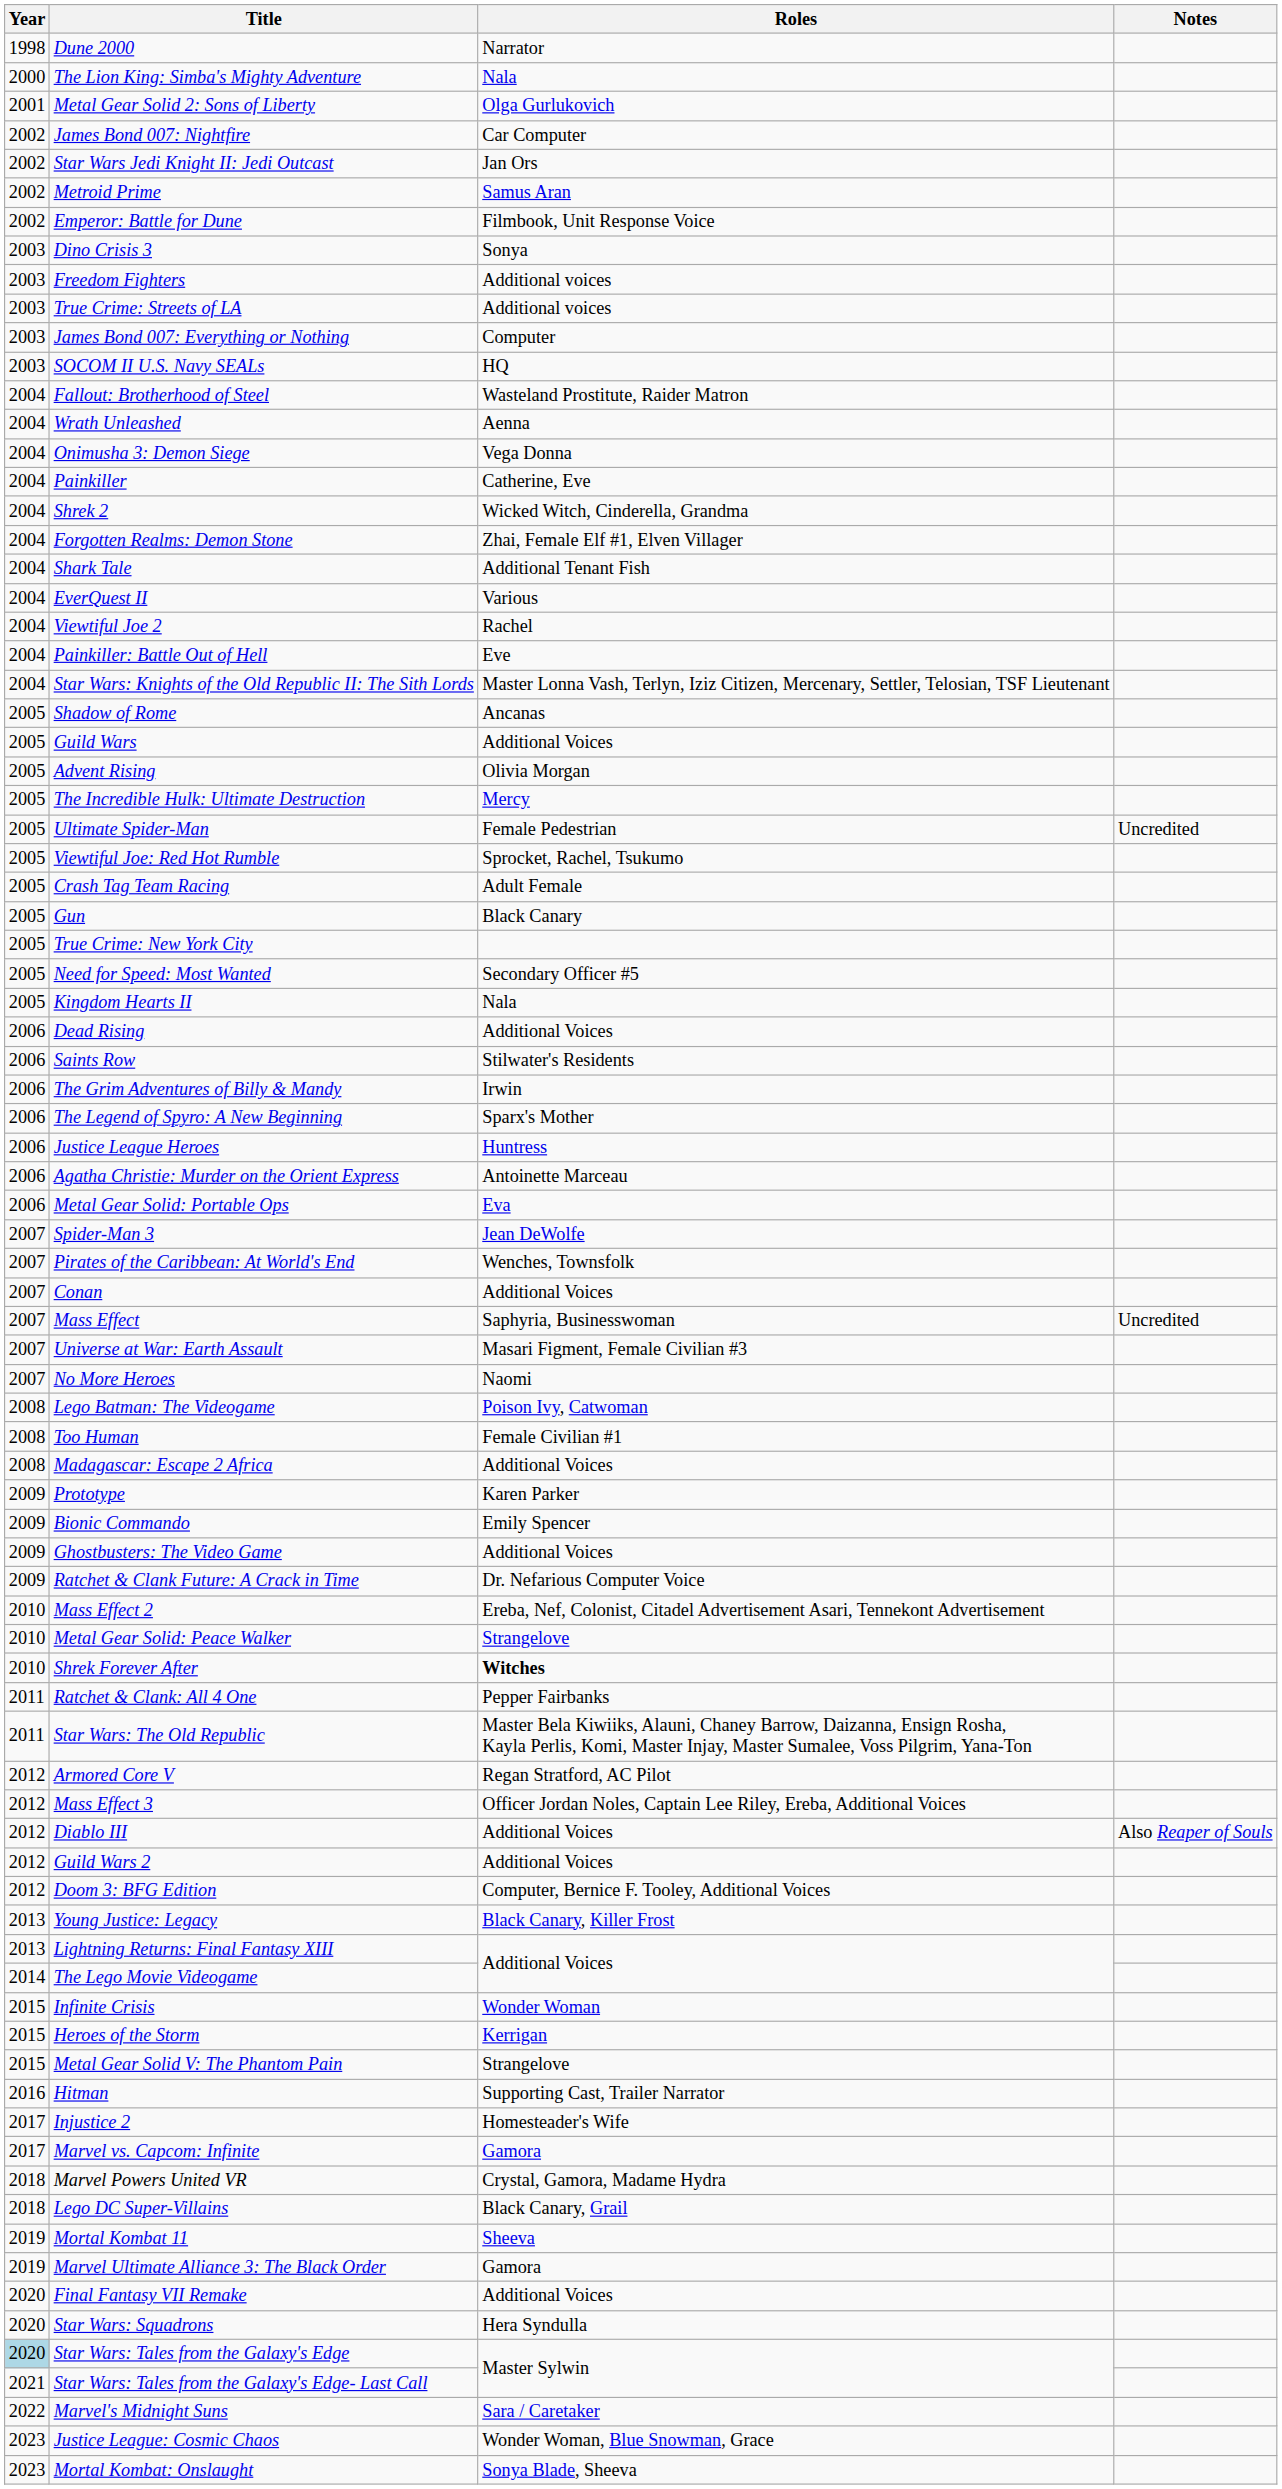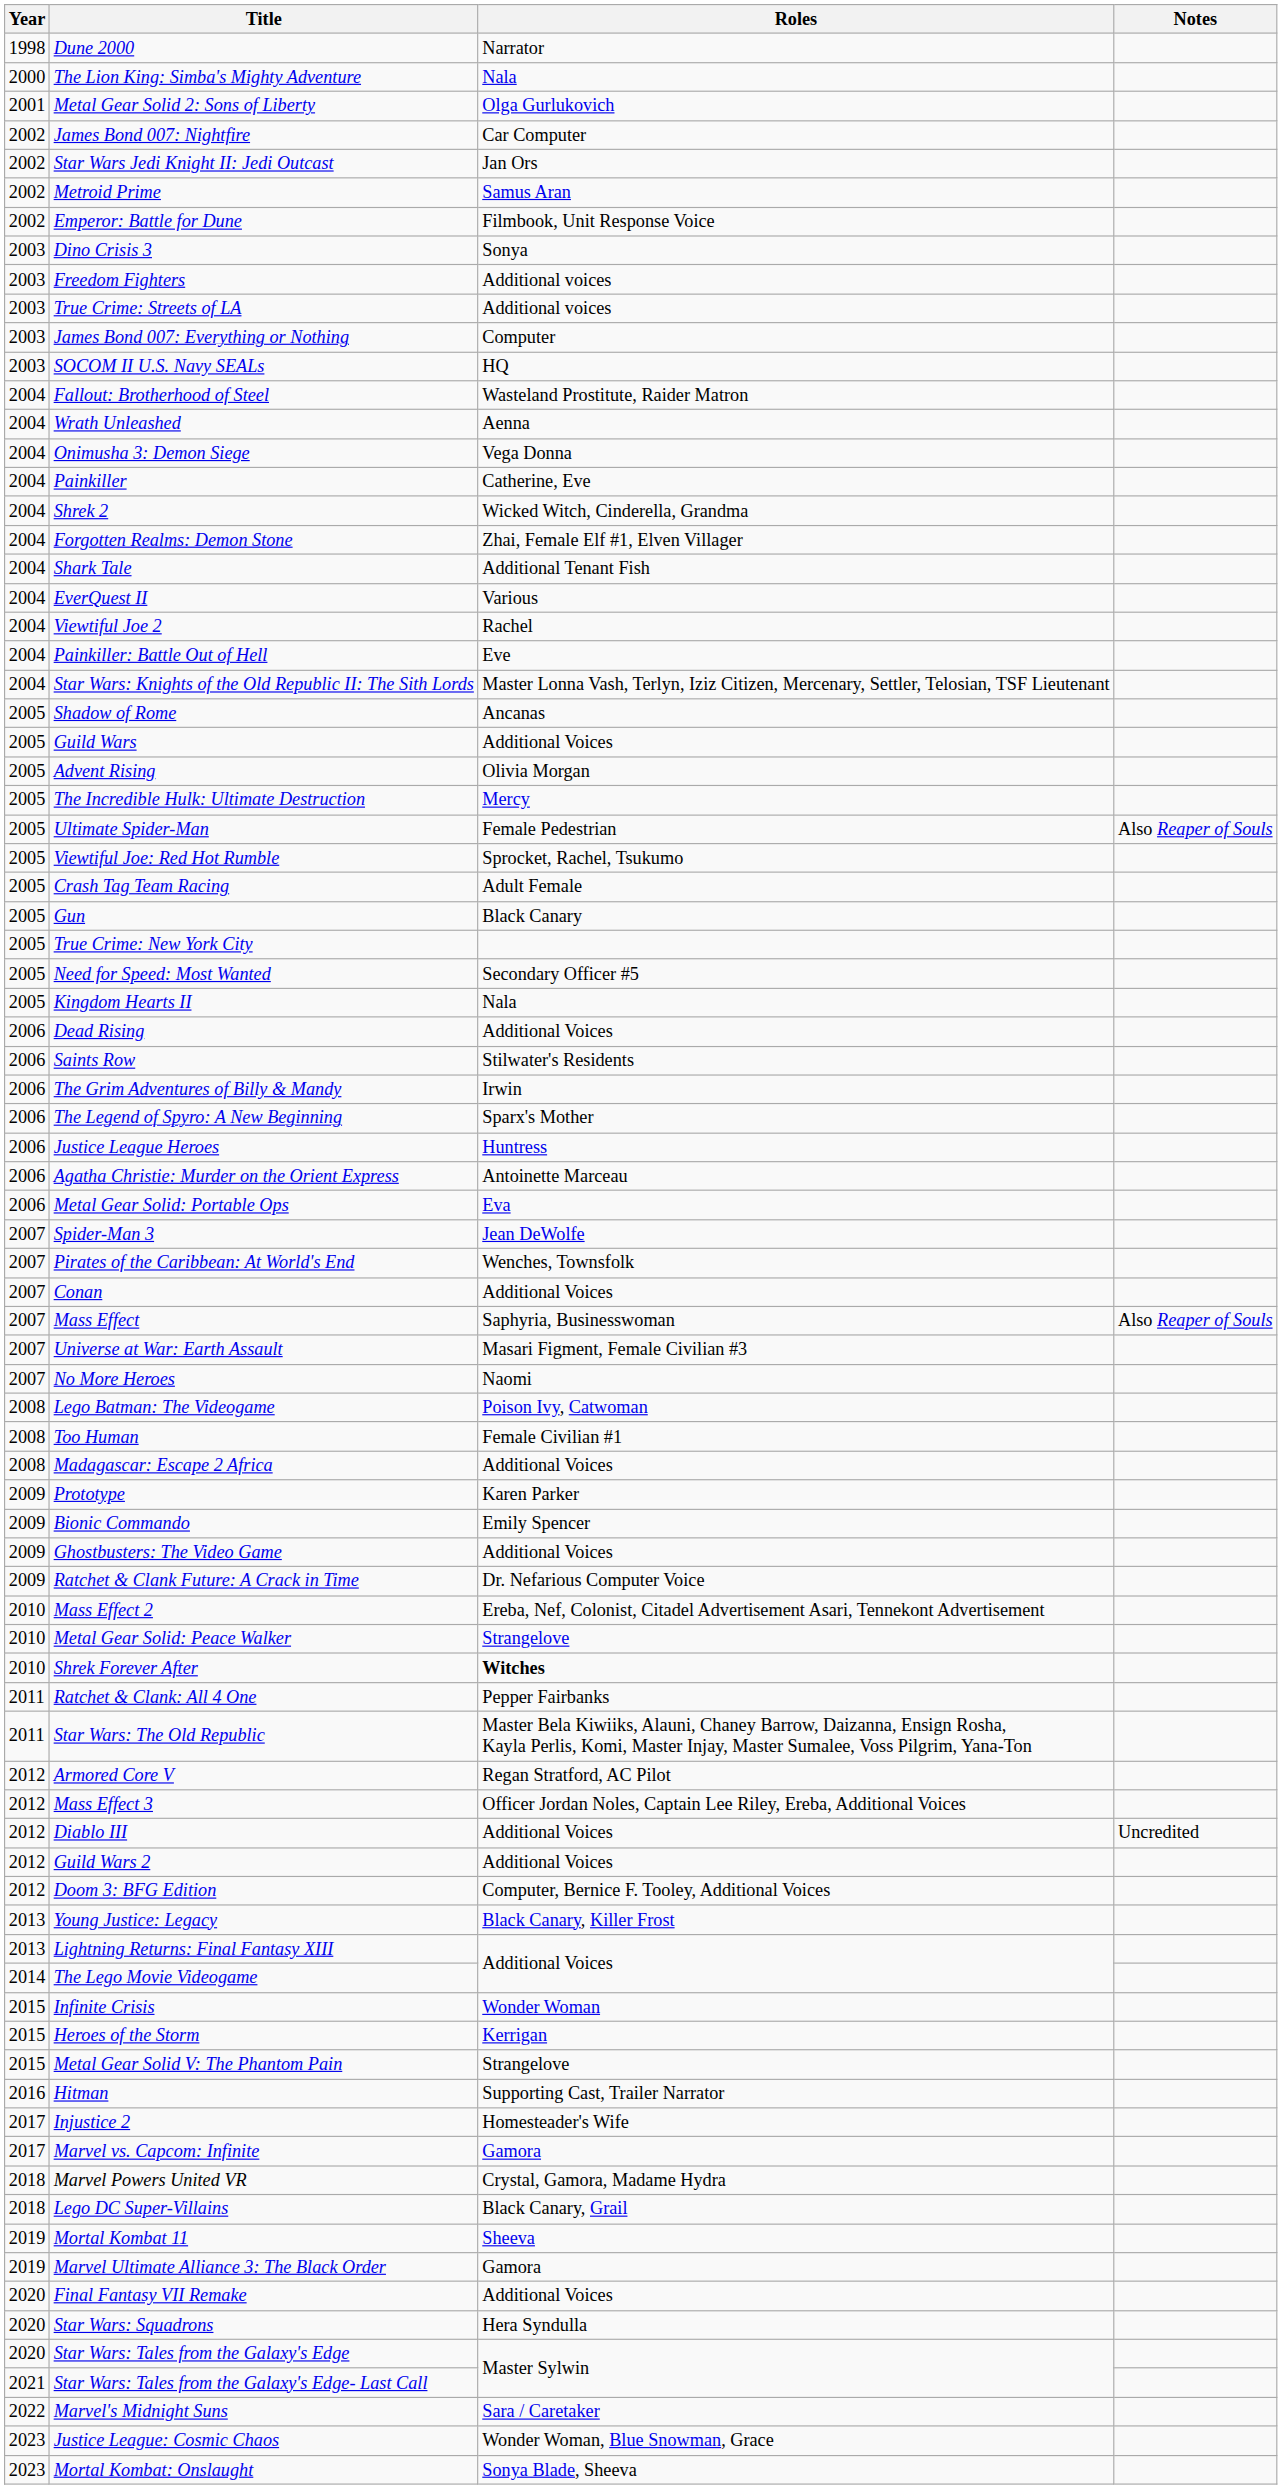(1159, 828) Uncredited -> (1195, 828) Also Reaper of Souls
(1159, 1320) Uncredited -> (1195, 1320) Also Reaper of Souls
(1195, 1832) Also Reaper of Souls -> (1159, 1832) Uncredited
(27, 2353) lightblue background -> (27, 2353) no background
